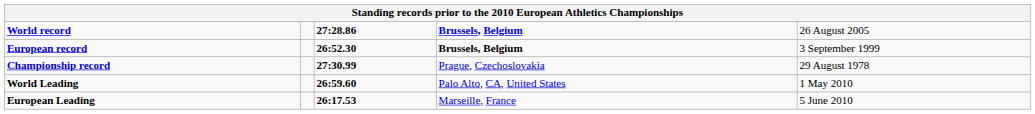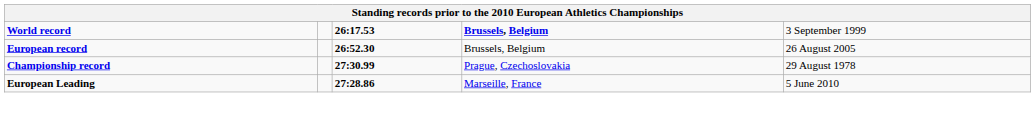(336, 30) 27:28.86 -> (355, 30) 26:17.53
(834, 30) 26 August 2005 -> (826, 30) 3 September 1999
(481, 48) bold -> (505, 48) normal
(840, 48) 3 September 1999 -> (821, 48) 26 August 2005
- row: (43, 83)
(336, 100) 26:17.53 -> (355, 83) 27:28.86
